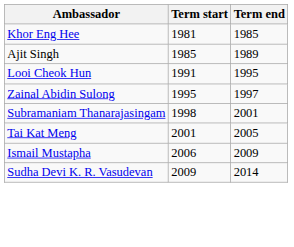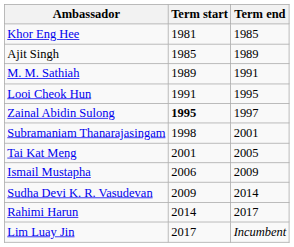+ row: (43, 73)
(184, 93) normal -> (184, 113) bold
+ row: (43, 212)
+ row: (41, 232)
